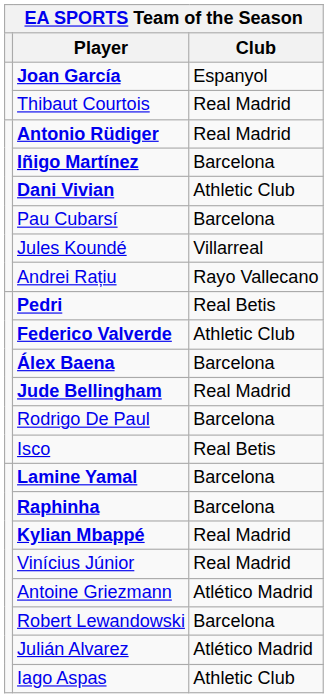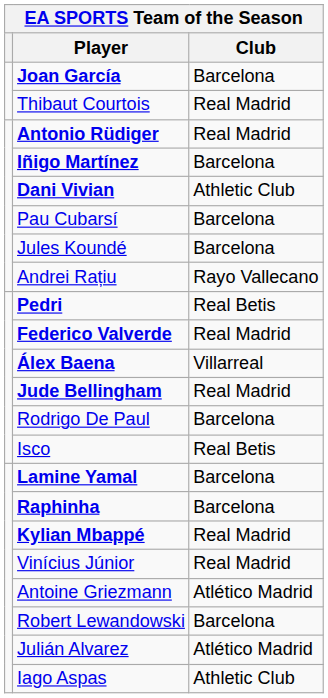(230, 76) Espanyol -> (234, 76) Barcelona
(228, 248) Villarreal -> (234, 248) Barcelona
(244, 334) Athletic Club -> (242, 334) Real Madrid
(234, 362) Barcelona -> (228, 362) Villarreal
